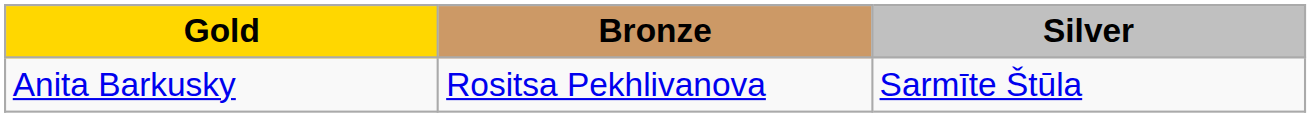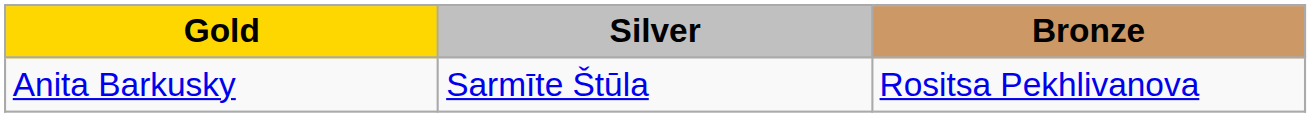columns swapped: (1089, 31) <-> (655, 31)
